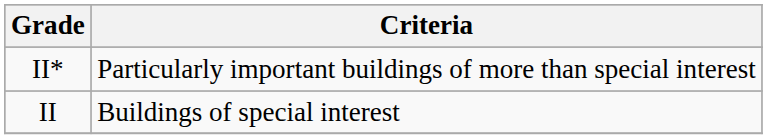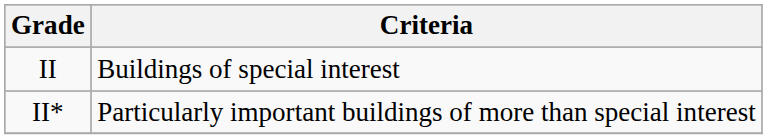rows swapped: (48, 68) <-> (48, 111)
